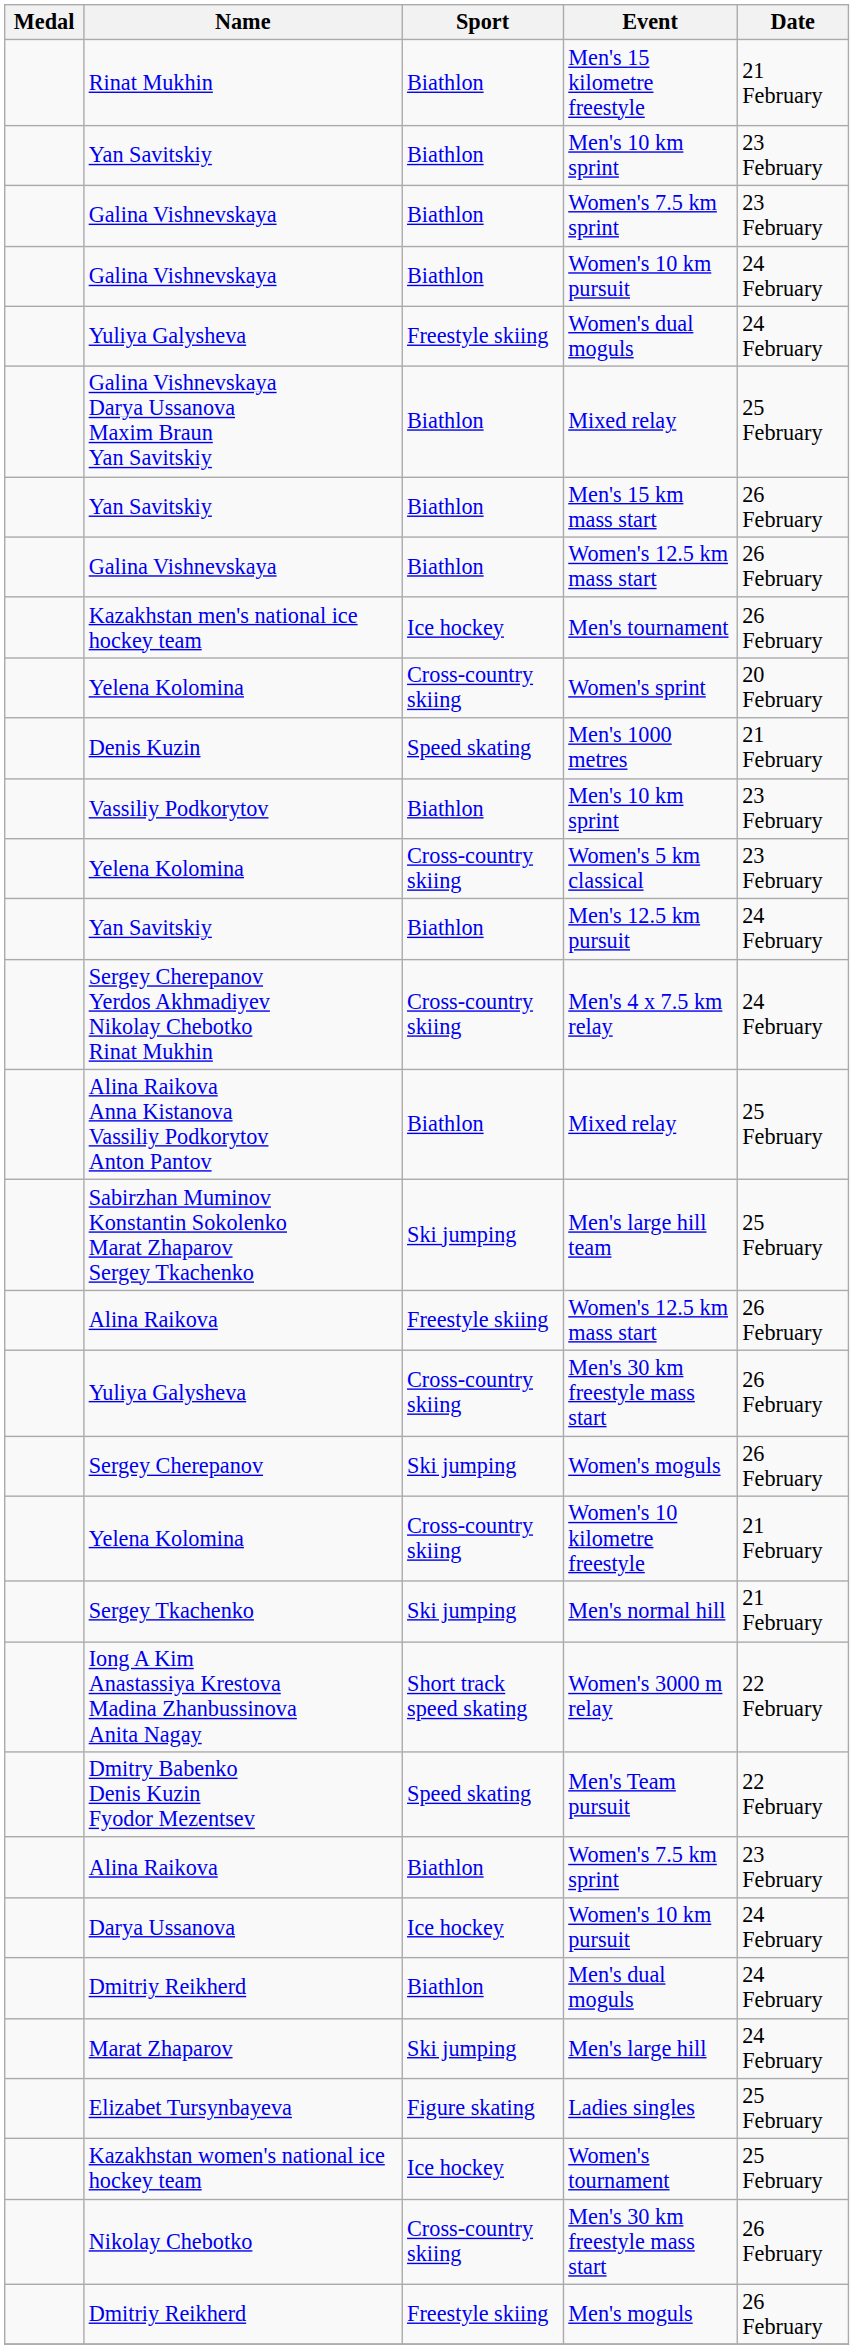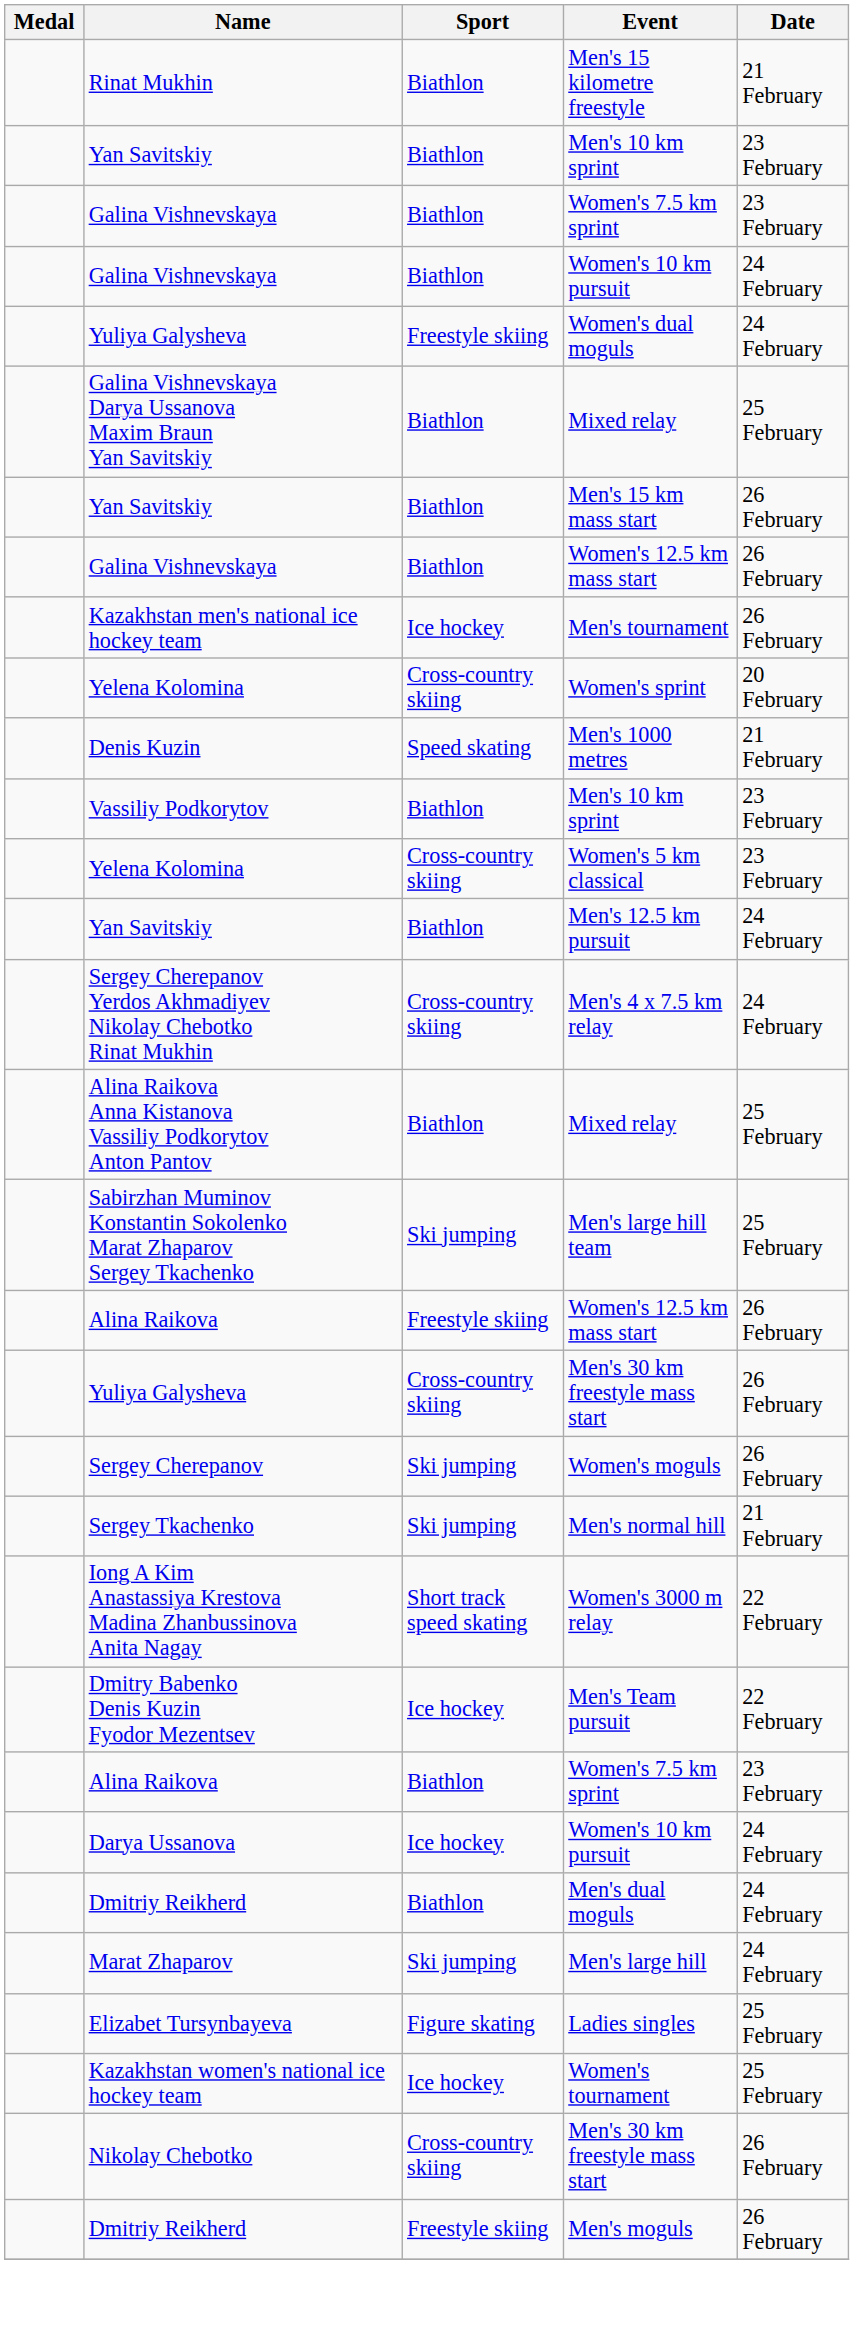- row: (166, 1538)
(469, 1794) Speed skating -> (456, 1709) Ice hockey
